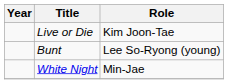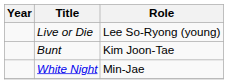(139, 32) Kim Joon-Tae -> (162, 32) Lee So-Ryong (young)
(162, 50) Lee So-Ryong (young) -> (139, 50) Kim Joon-Tae
